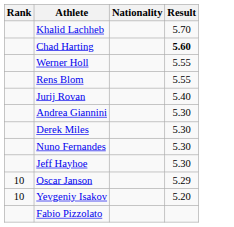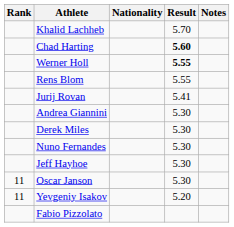+ column: (214, 12)
(182, 63) normal -> (182, 63) bold
(182, 96) 5.40 -> (182, 96) 5.41
(19, 180) 10 -> (19, 180) 11
(182, 180) 5.29 -> (182, 180) 5.30
(19, 197) 10 -> (19, 197) 11
